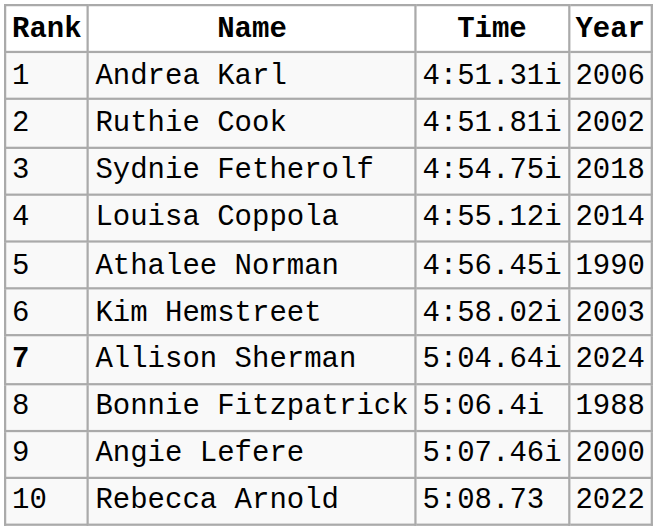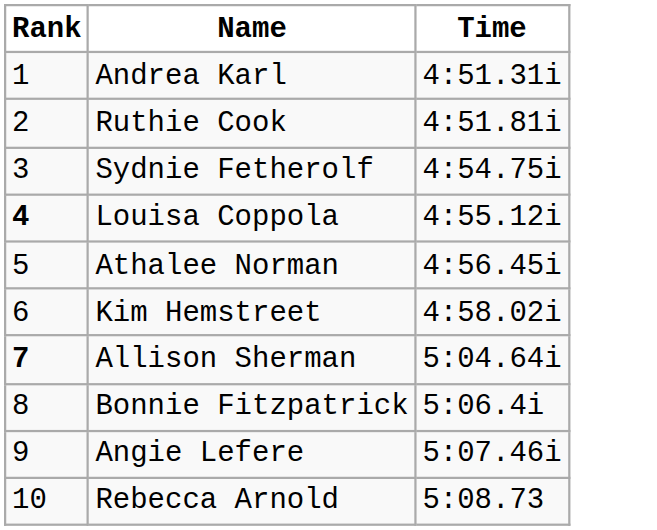- column: (610, 29)
(21, 218) normal -> (21, 218) bold
